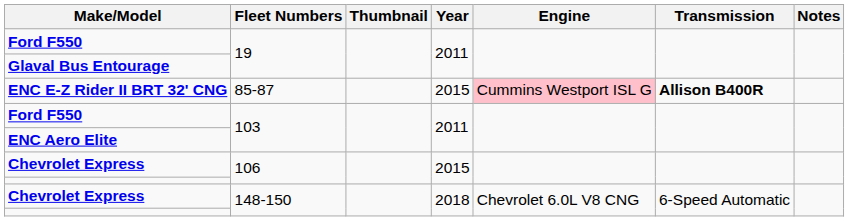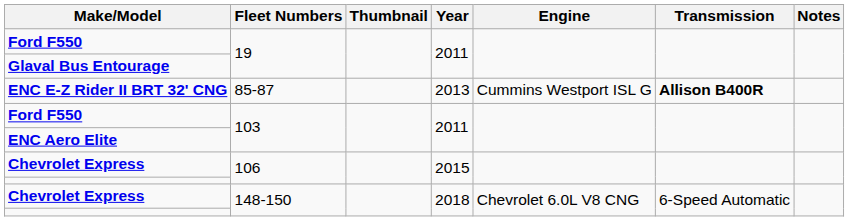(452, 90) 2015 -> (452, 90) 2013
(564, 90) pink background -> (564, 90) no background
